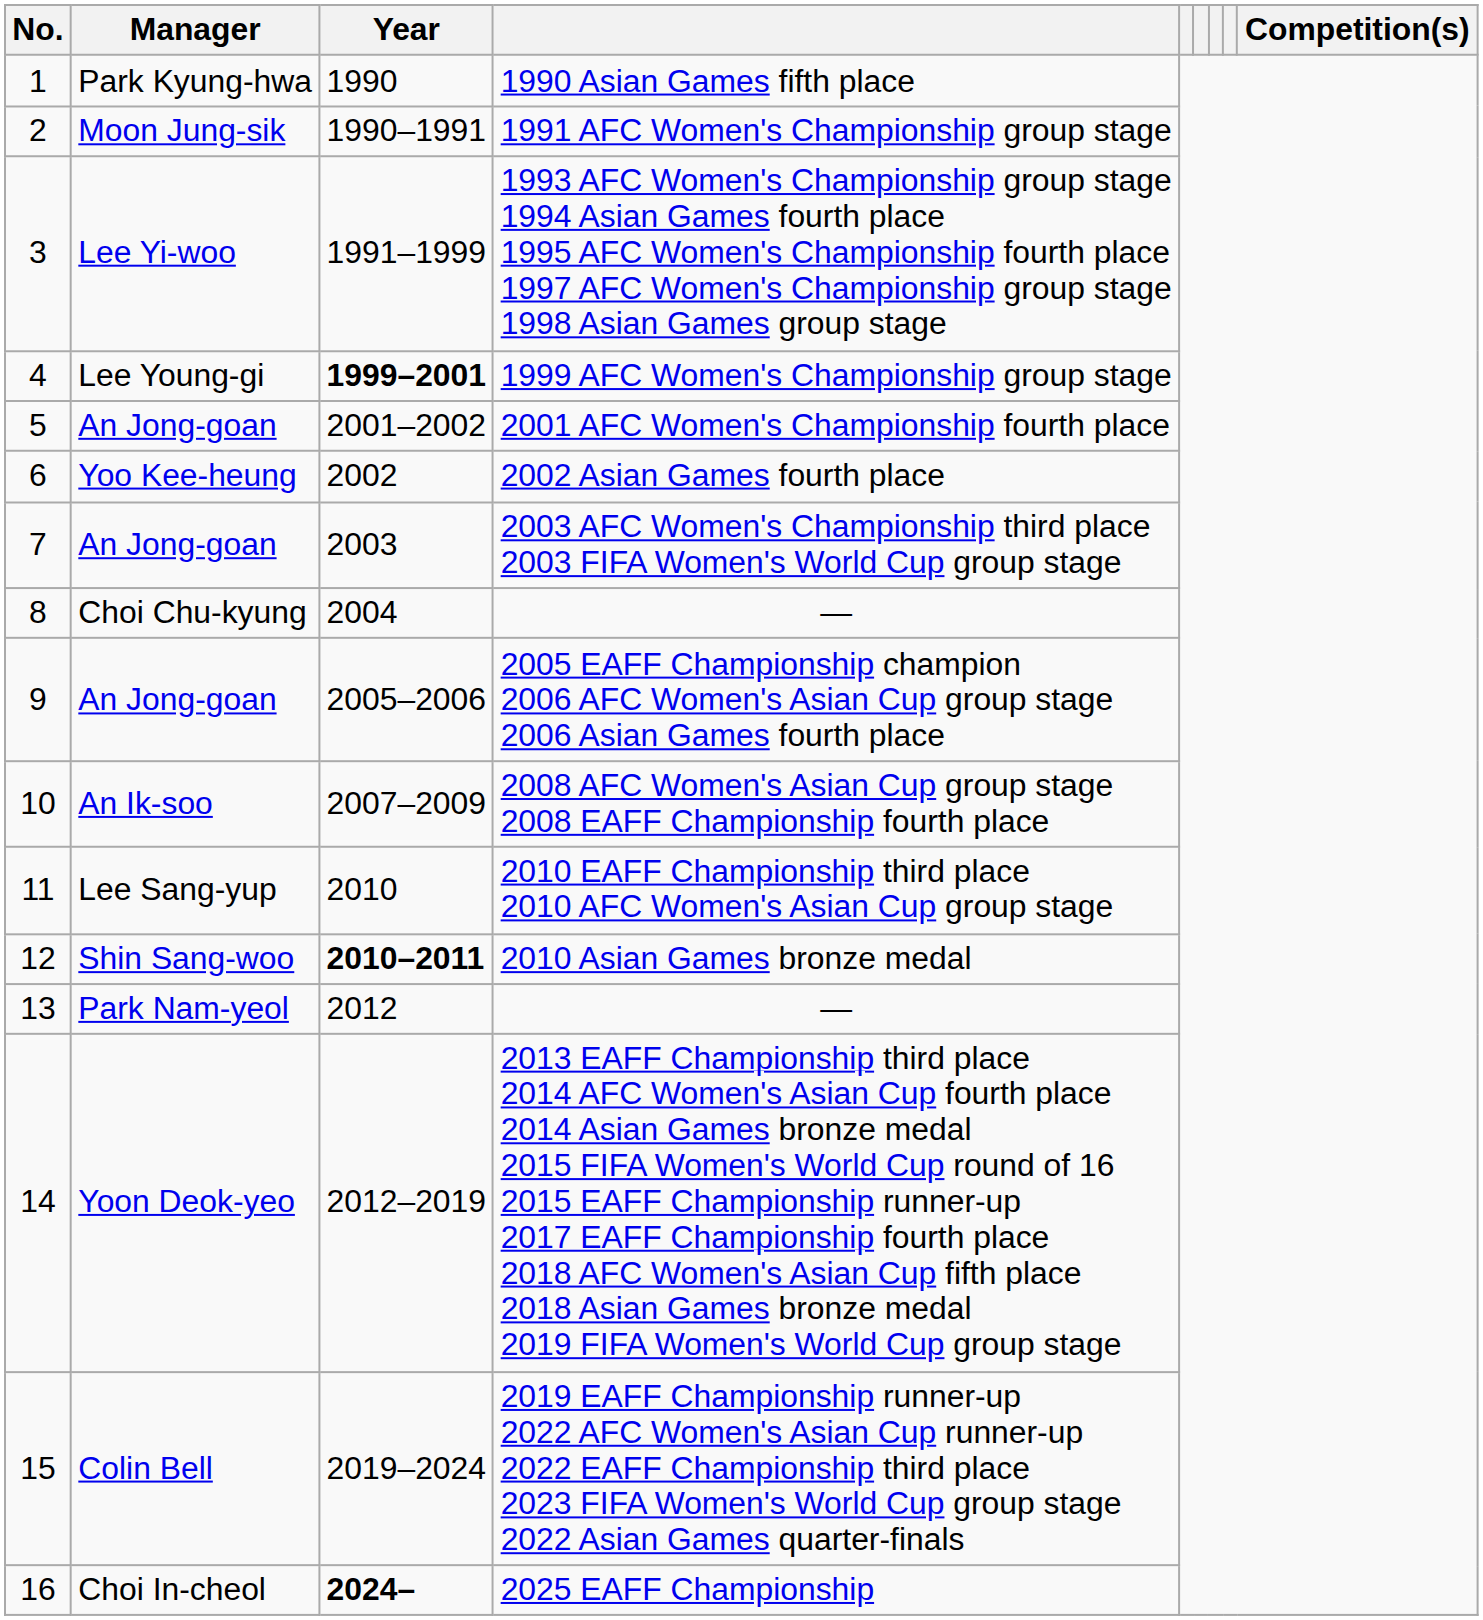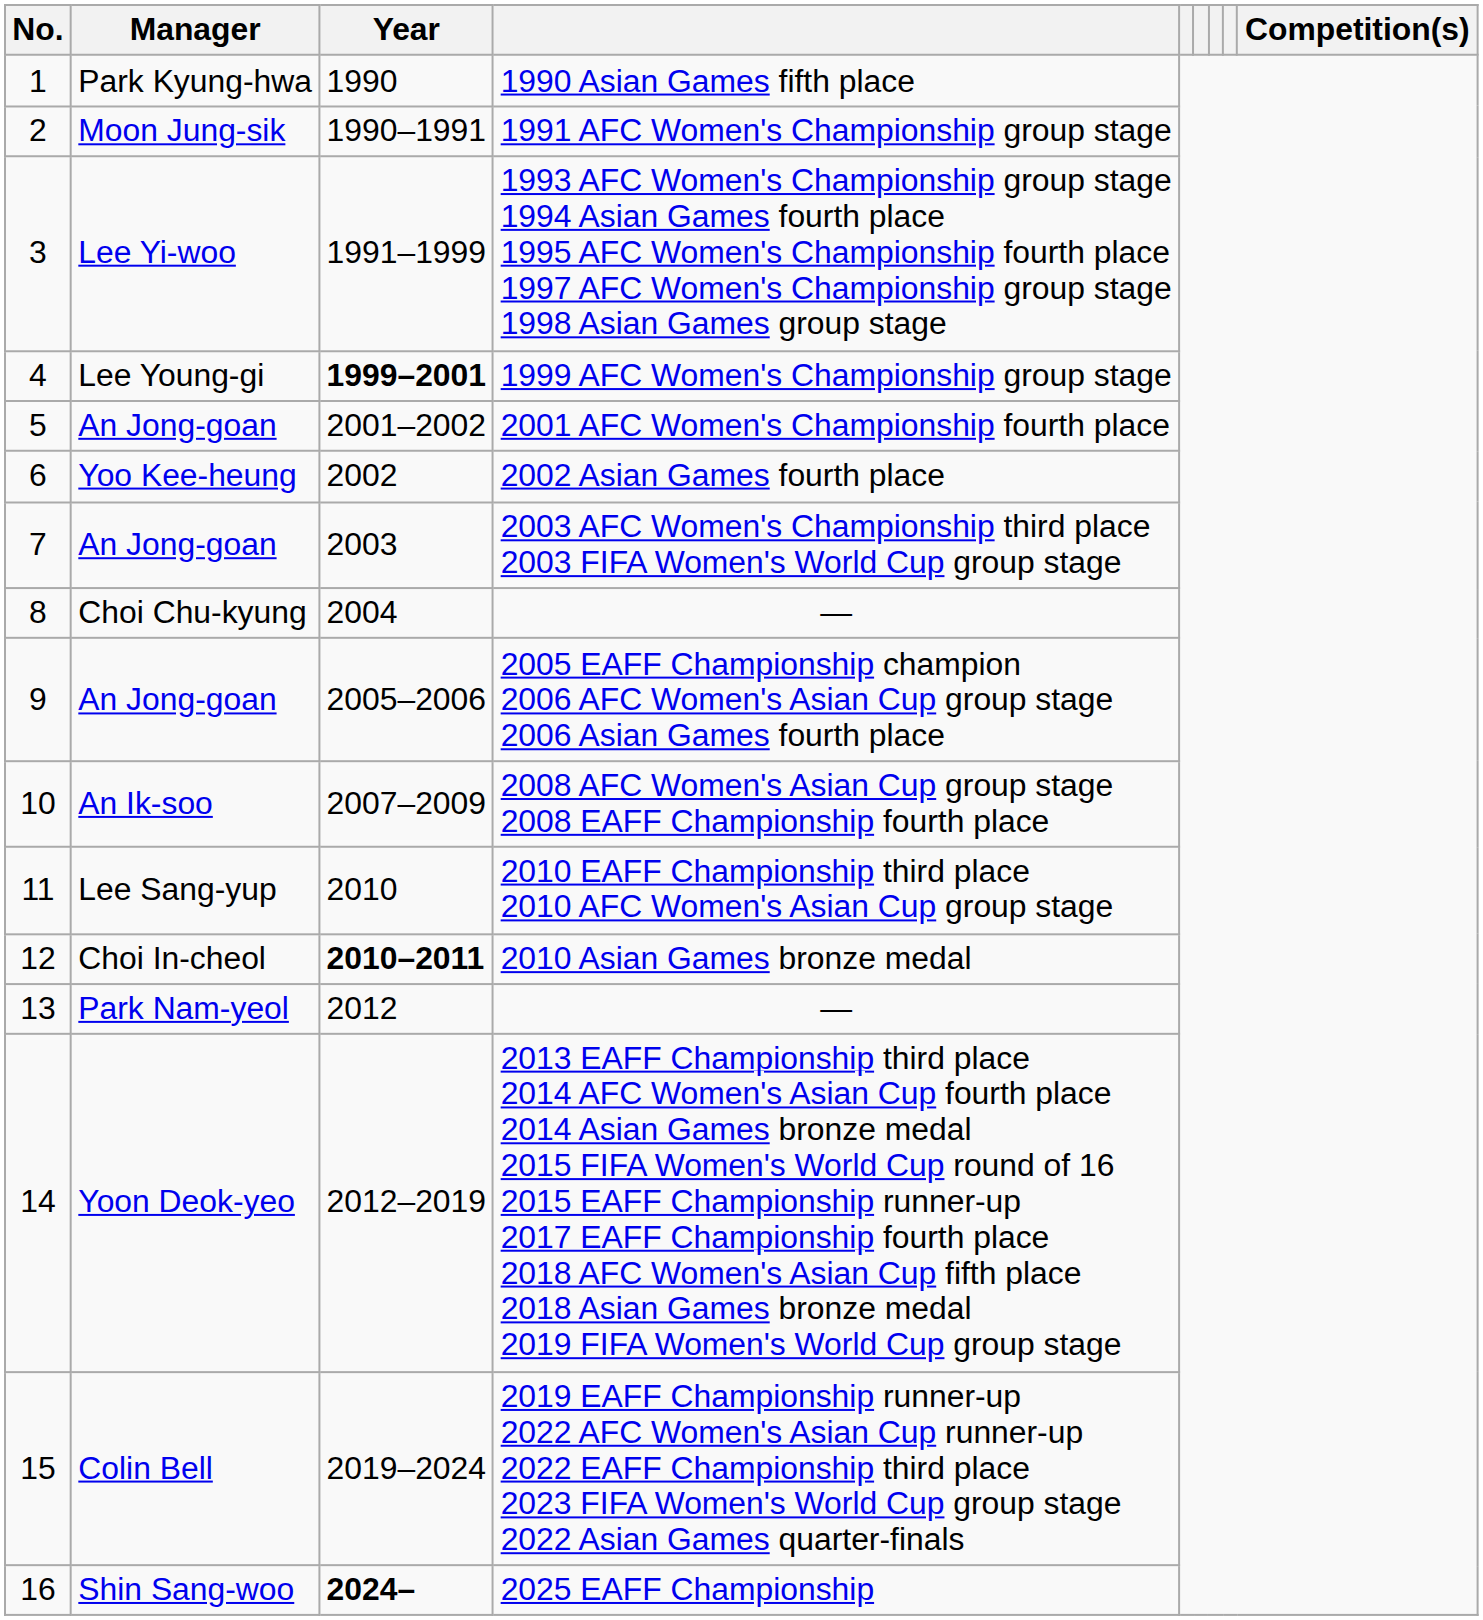(186, 958) Shin Sang-woo -> (172, 958) Choi In-cheol
(172, 1589) Choi In-cheol -> (186, 1589) Shin Sang-woo
